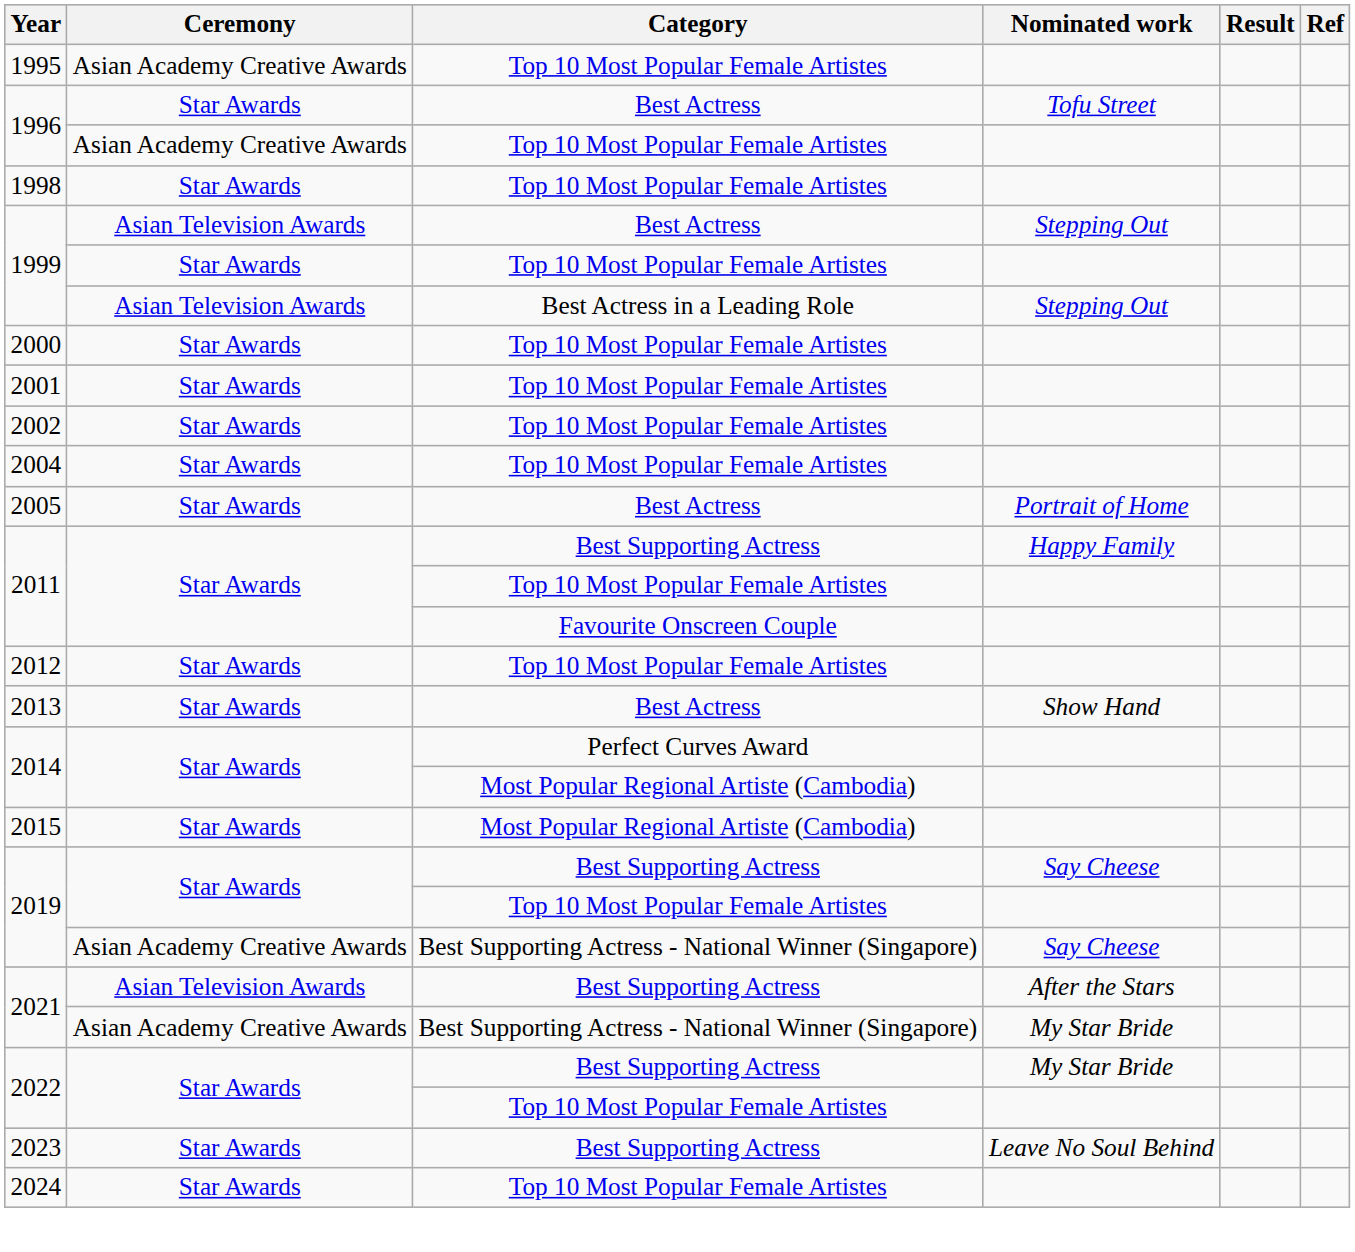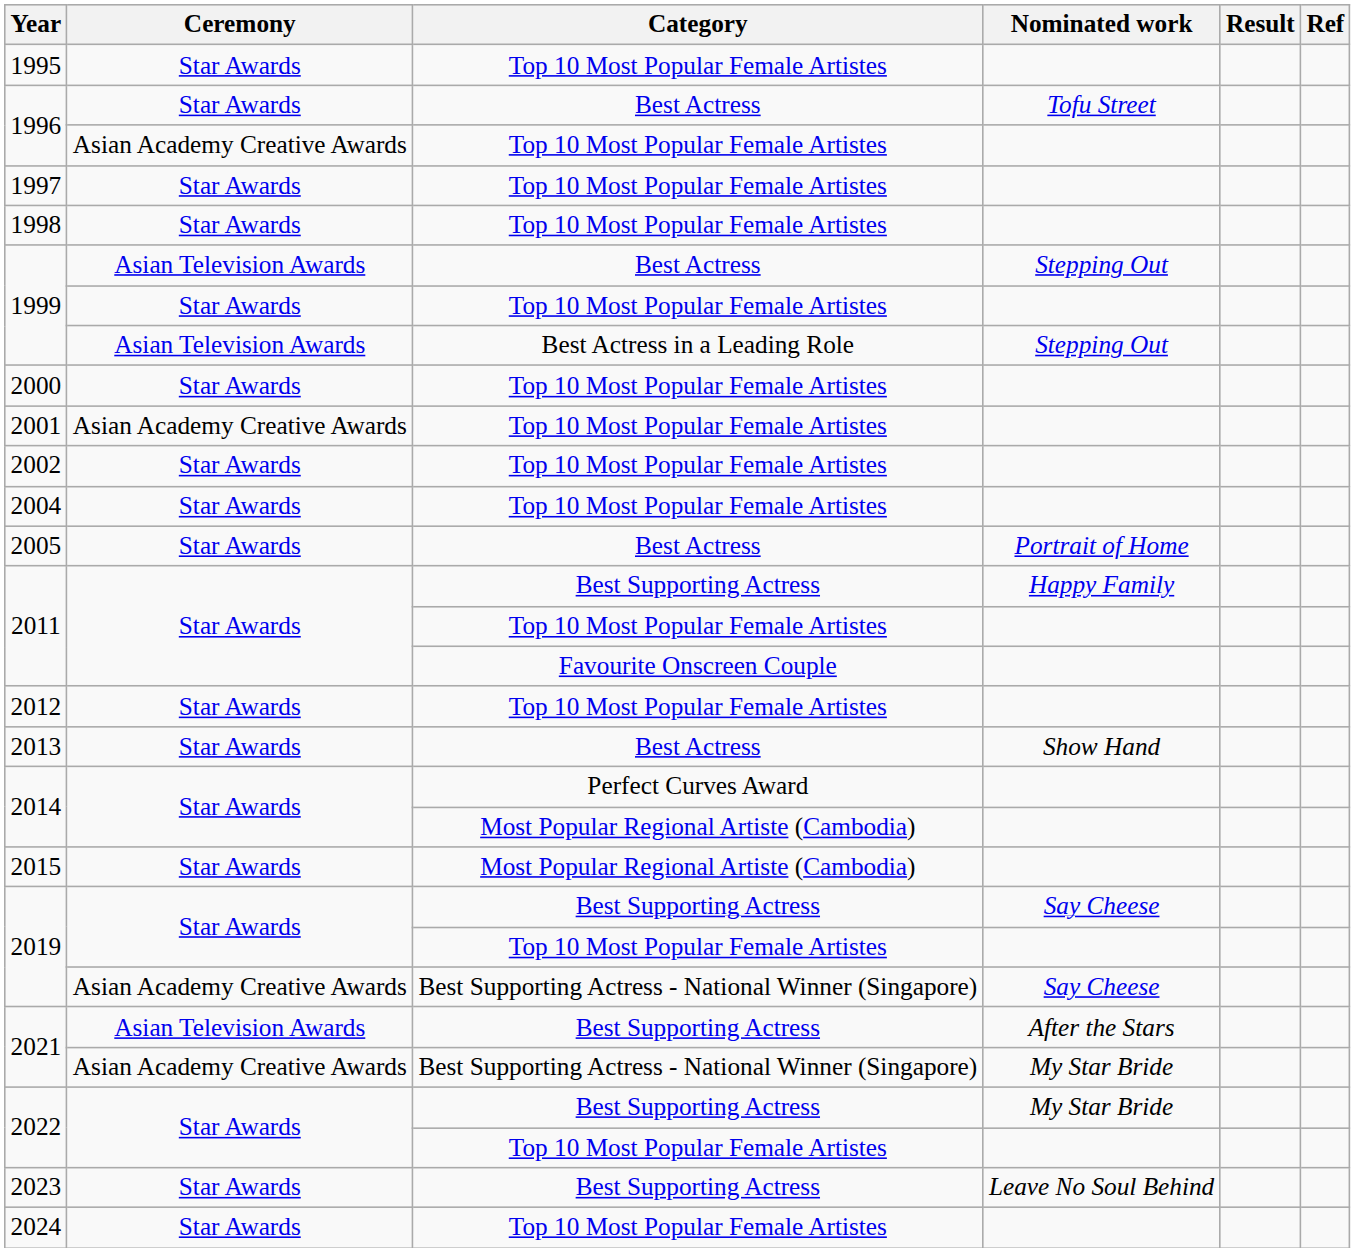(240, 64) Asian Academy Creative Awards -> (240, 64) Star Awards
+ row: (36, 184)
(240, 385) Star Awards -> (240, 425) Asian Academy Creative Awards
